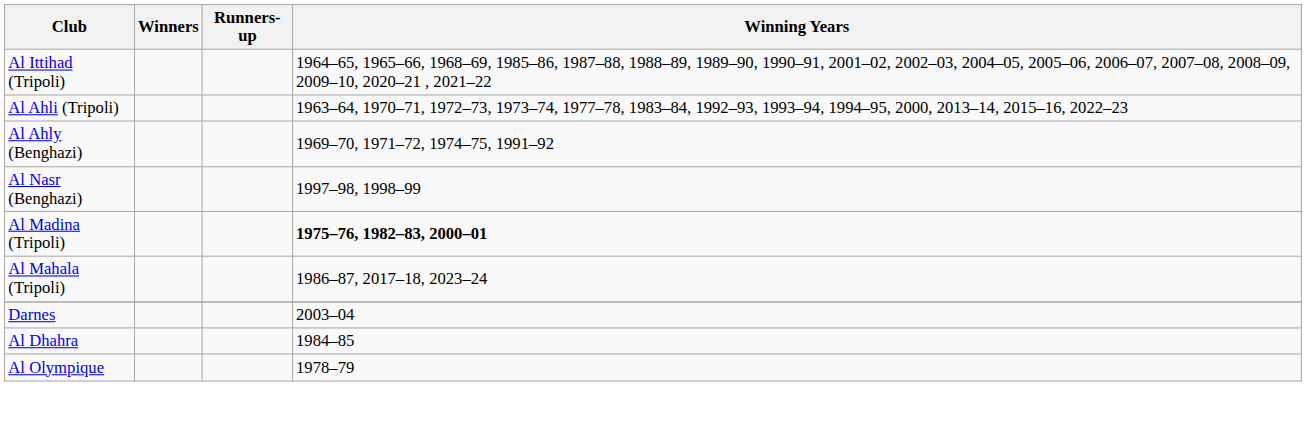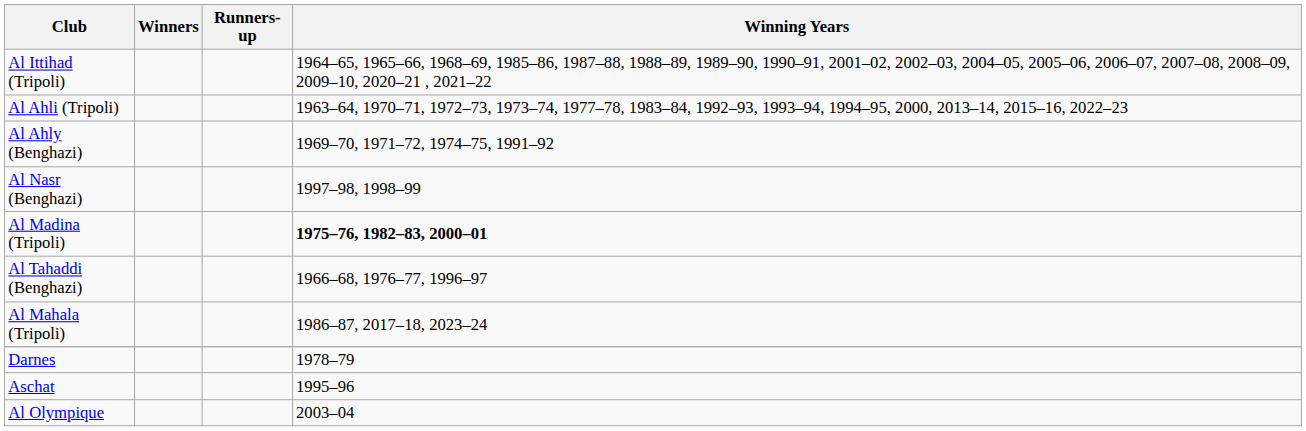+ row: (45, 278)
(325, 314) 2003–04 -> (325, 359) 1978–79
- row: (43, 341)
+ row: (31, 386)
(325, 367) 1978–79 -> (325, 412) 2003–04
